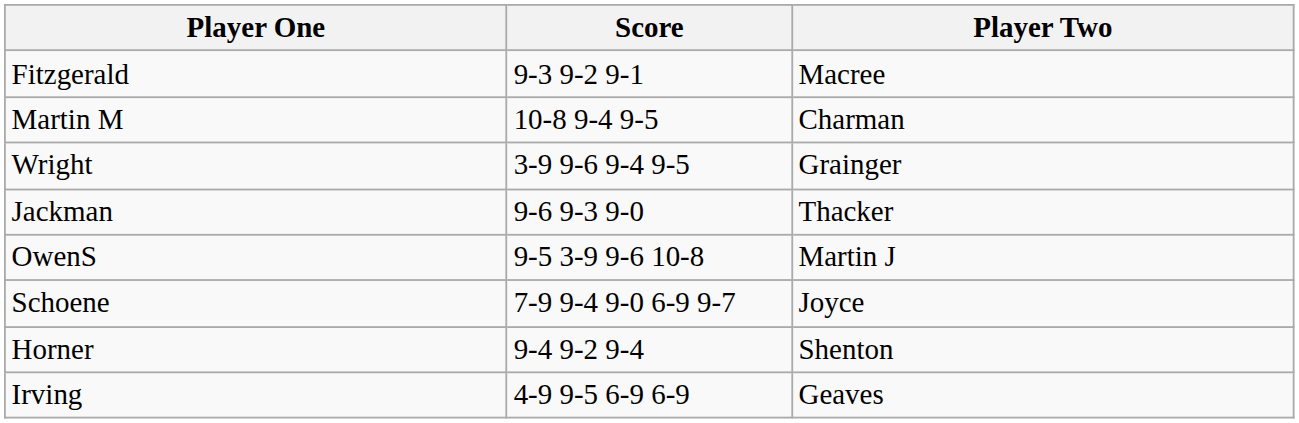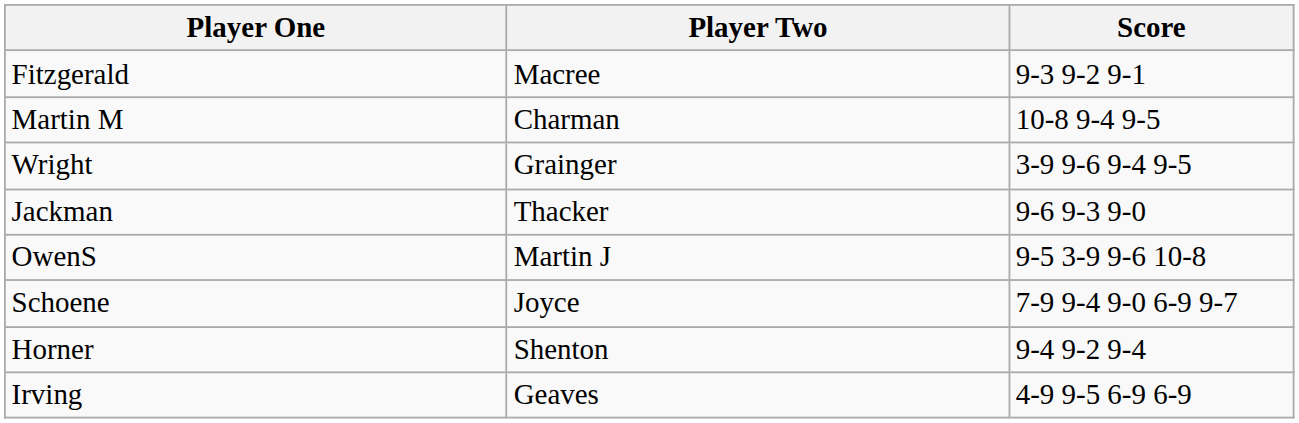columns swapped: (1043, 27) <-> (649, 27)
